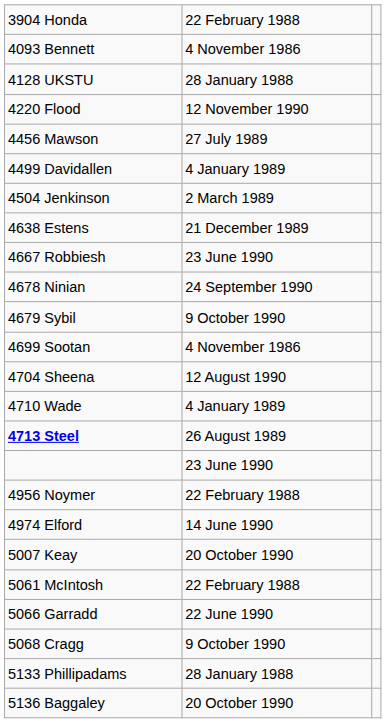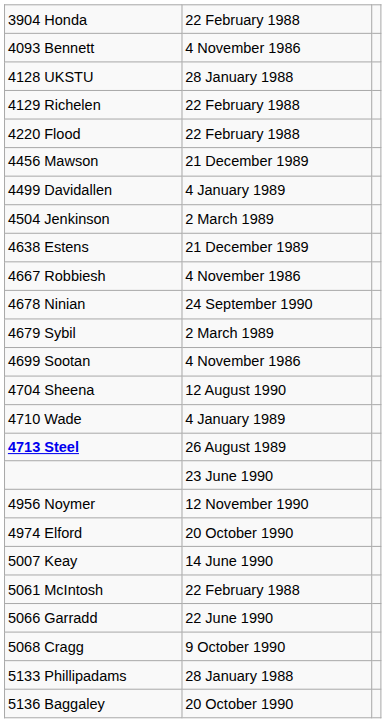+ row: (54, 105)
(247, 109) 12 November 1990 -> (242, 133) 22 February 1988
(226, 139) 27 July 1989 -> (247, 162) 21 December 1989
(229, 258) 23 June 1990 -> (243, 276) 4 November 1986
(235, 317) 9 October 1990 -> (230, 333) 2 March 1989
(242, 495) 22 February 1988 -> (247, 504) 12 November 1990
(229, 525) 14 June 1990 -> (239, 532) 20 October 1990
(239, 555) 20 October 1990 -> (229, 561) 14 June 1990
